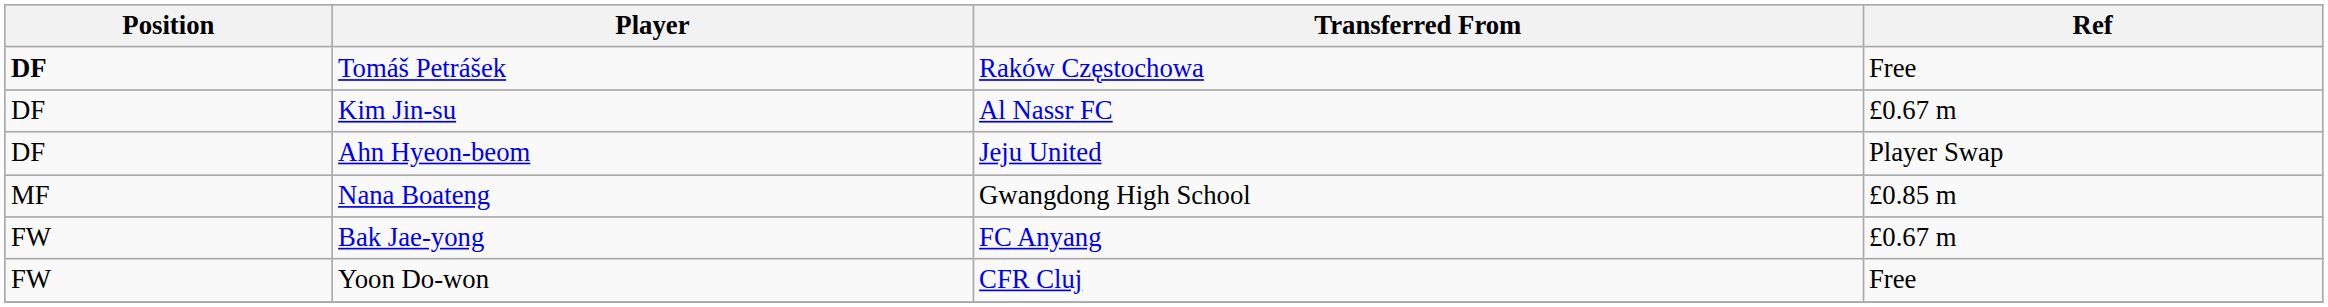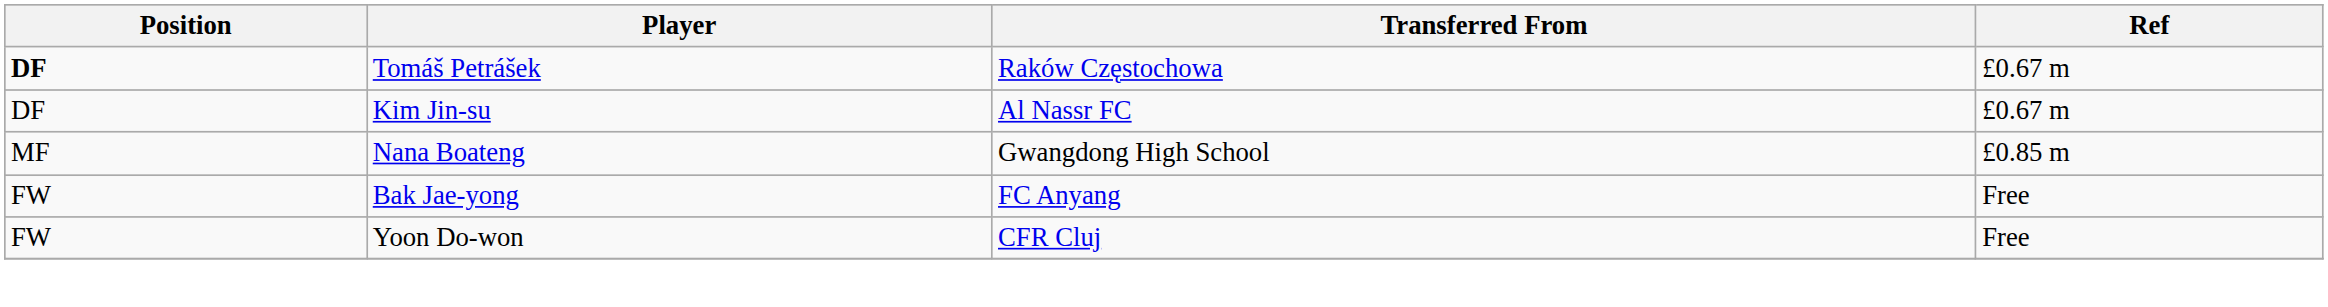(1893, 68) Free -> (2026, 68) £0.67 m
- row: (434, 152)
(1913, 237) £0.67 m -> (2006, 195) Free
